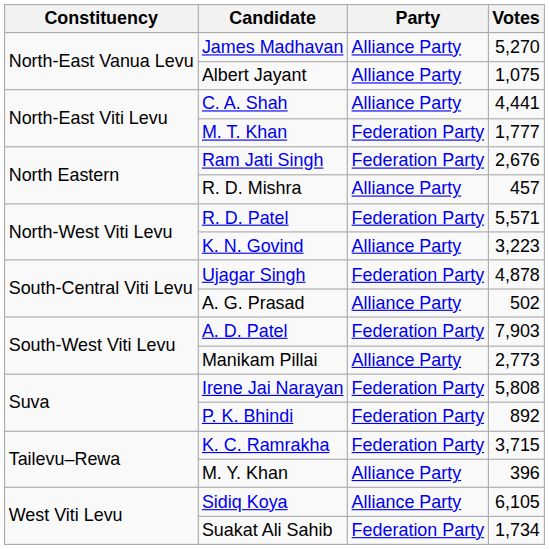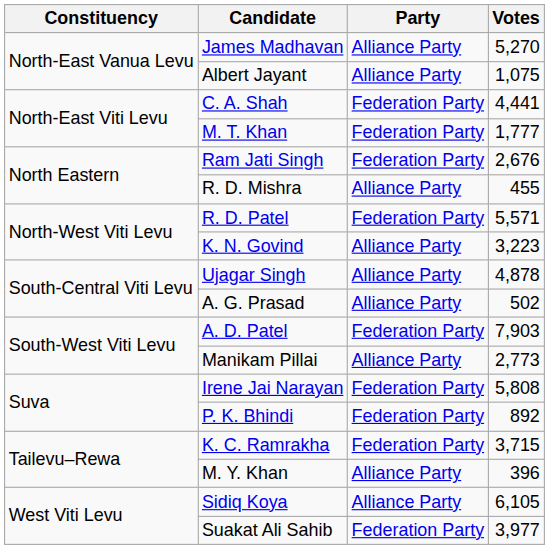(406, 103) Alliance Party -> (418, 103) Federation Party
(525, 189) 457 -> (525, 189) 455
(418, 274) Federation Party -> (406, 274) Alliance Party
(517, 530) 1,734 -> (517, 530) 3,977
